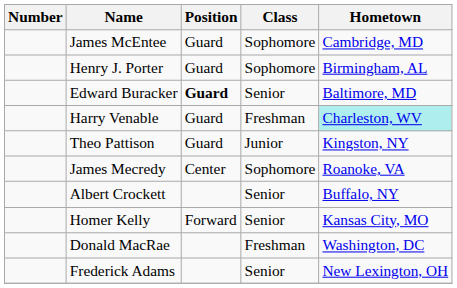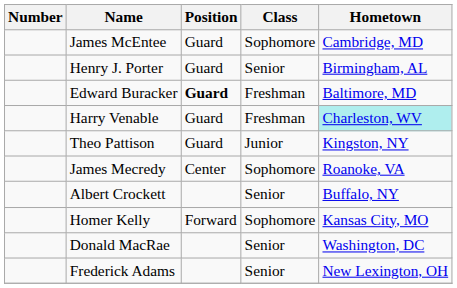(280, 67) Sophomore -> (265, 67) Senior
(265, 93) Senior -> (275, 93) Freshman
(265, 219) Senior -> (280, 219) Sophomore
(275, 245) Freshman -> (265, 245) Senior
